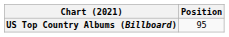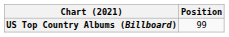(202, 25) 95 -> (202, 25) 99
